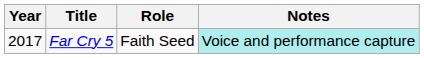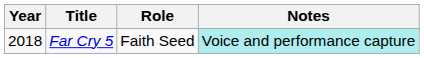(25, 41) 2017 -> (25, 41) 2018
